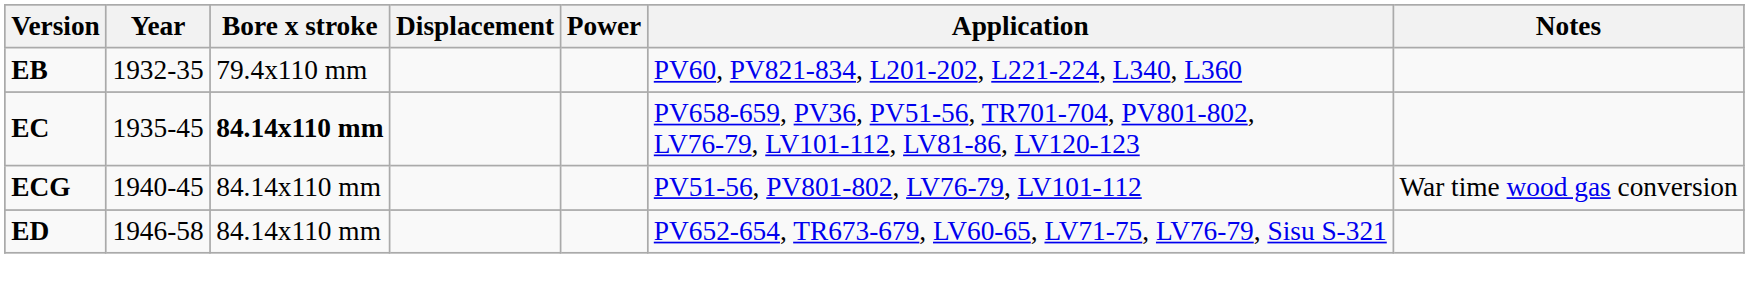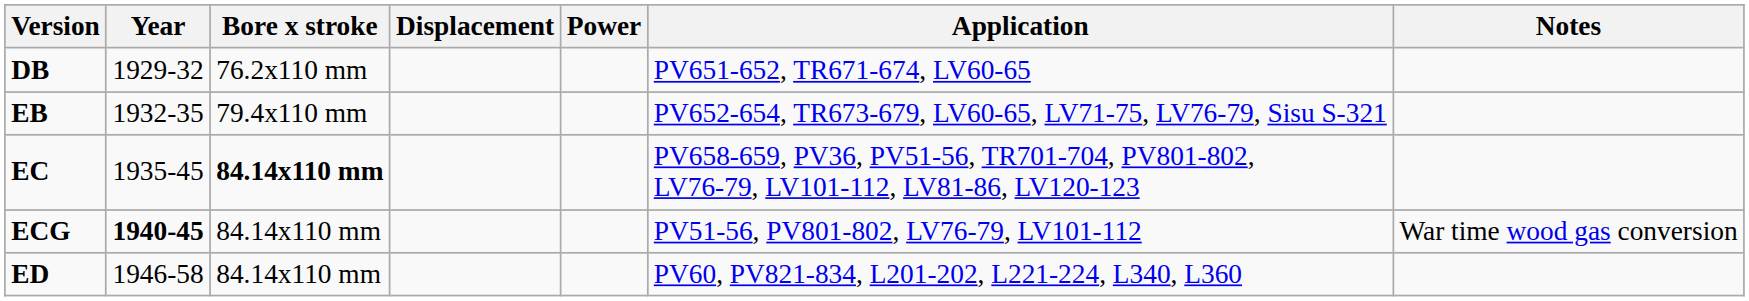+ row: (30, 69)
(948, 69) PV60, PV821-834, L201-202, L221-224, L340, L360 -> (1020, 112) PV652-654, TR673-679, LV60-65, LV71-75, LV76-79, Sisu S-321
(158, 187) normal -> (158, 230) bold
(1020, 230) PV652-654, TR673-679, LV60-65, LV71-75, LV76-79, Sisu S-321 -> (948, 273) PV60, PV821-834, L201-202, L221-224, L340, L360
